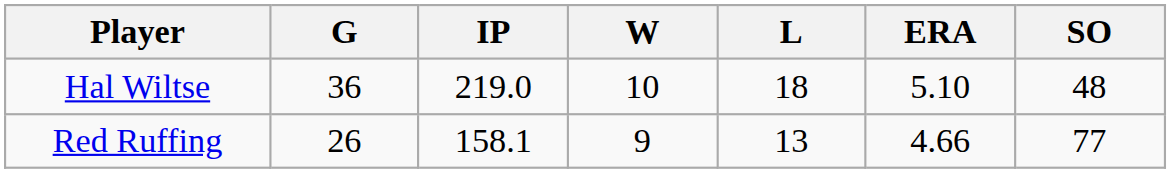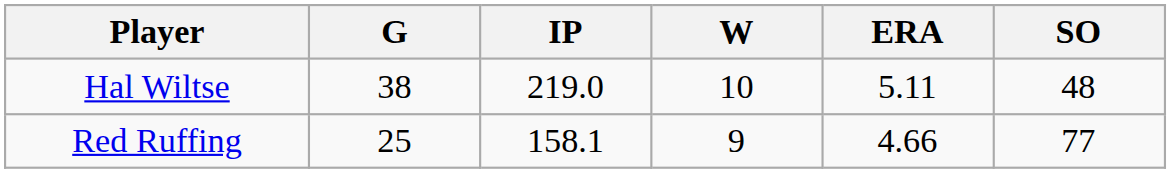- column: (791, 31)
(344, 85) 36 -> (394, 85) 38
(940, 85) 5.10 -> (907, 85) 5.11
(344, 140) 26 -> (394, 140) 25
